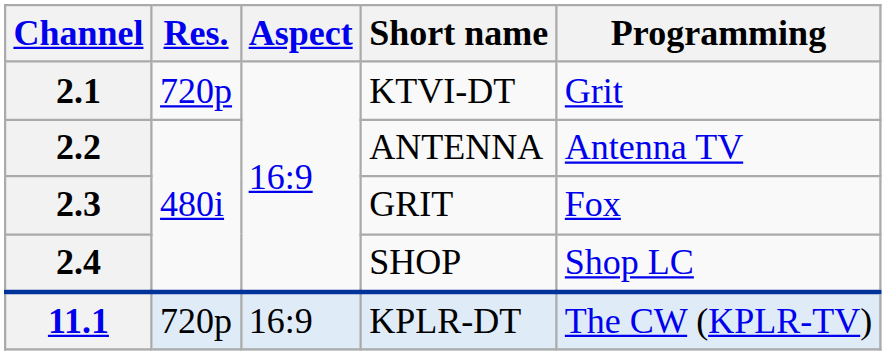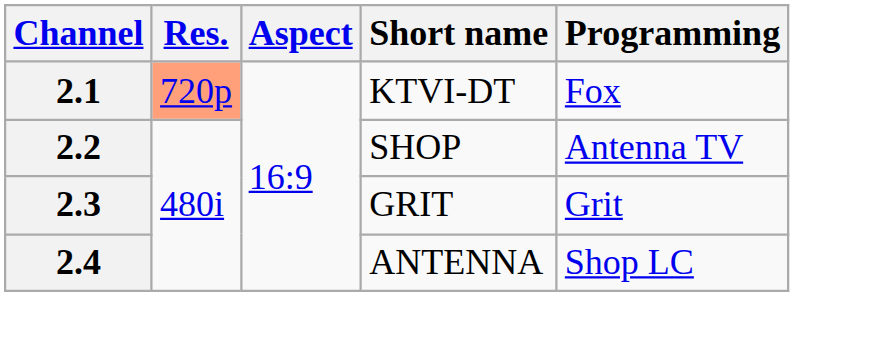(196, 90) no background -> (196, 90) lightsalmon background
(594, 90) Grit -> (593, 90) Fox
(456, 147) ANTENNA -> (415, 147) SHOP
(593, 204) Fox -> (594, 204) Grit
(415, 261) SHOP -> (456, 261) ANTENNA
- row: (78, 320)
